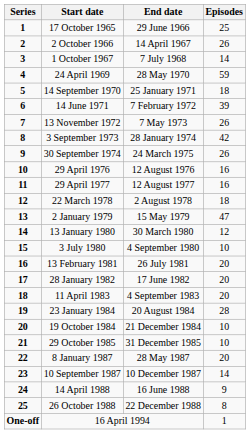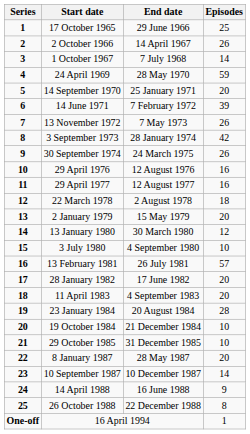(224, 91) 18 -> (224, 91) 20
(224, 216) 47 -> (224, 216) 20
(224, 264) 20 -> (224, 264) 57
